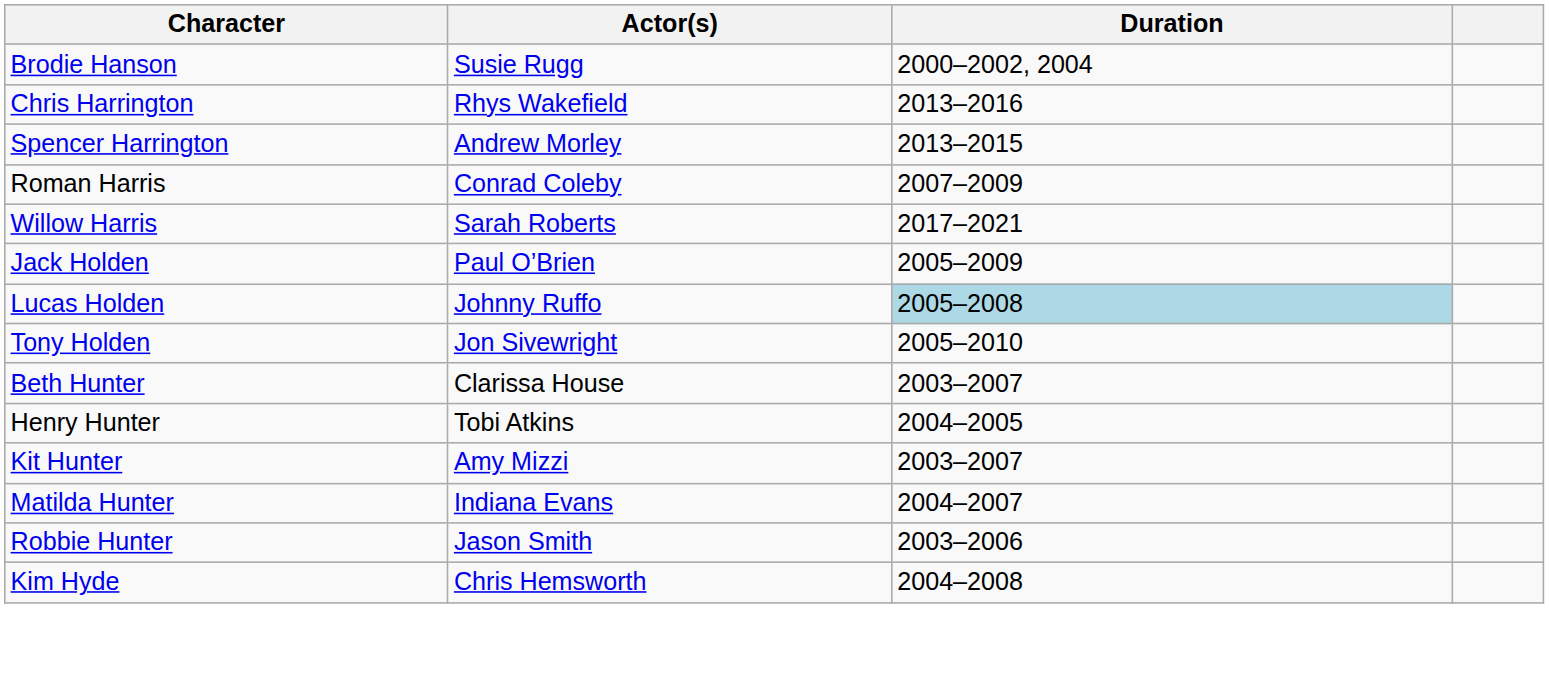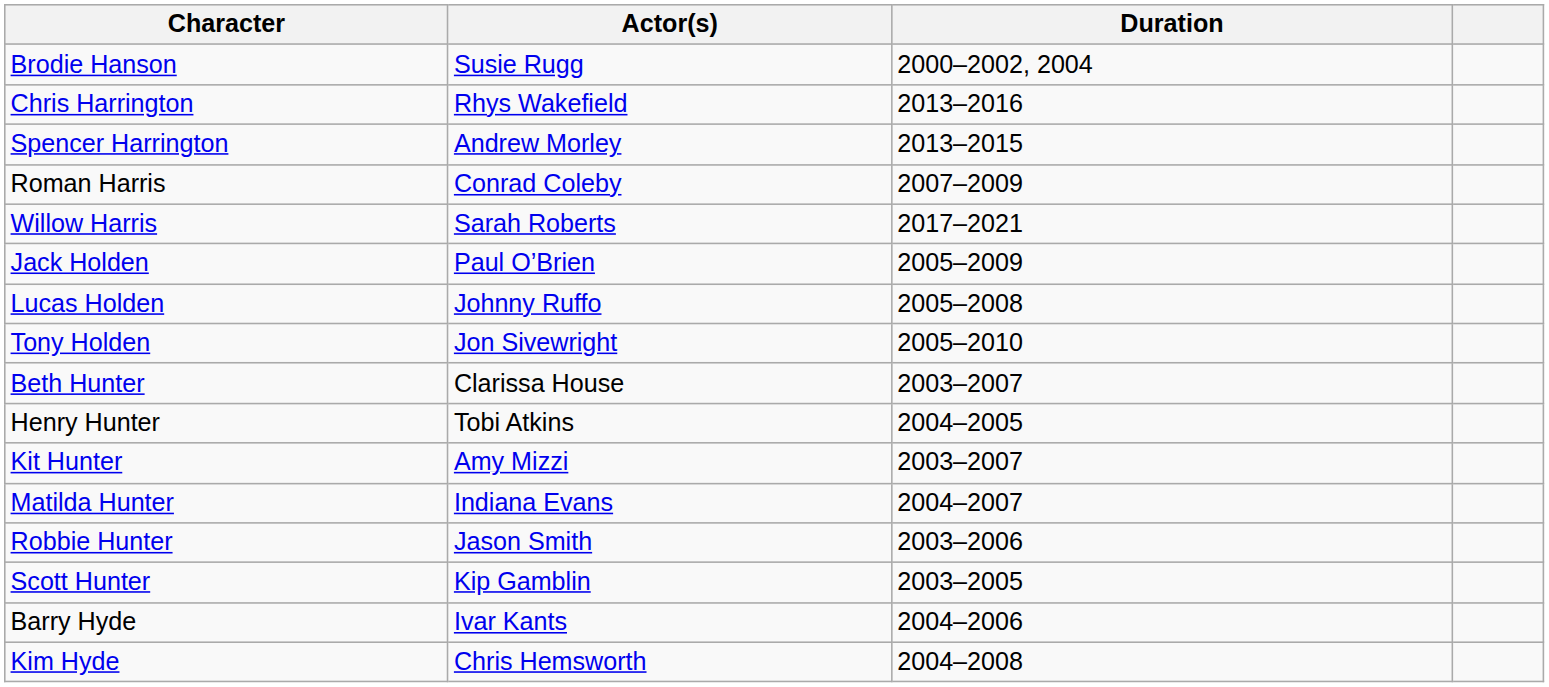(960, 303) lightblue background -> (960, 303) no background
+ row: (80, 582)
+ row: (73, 622)
